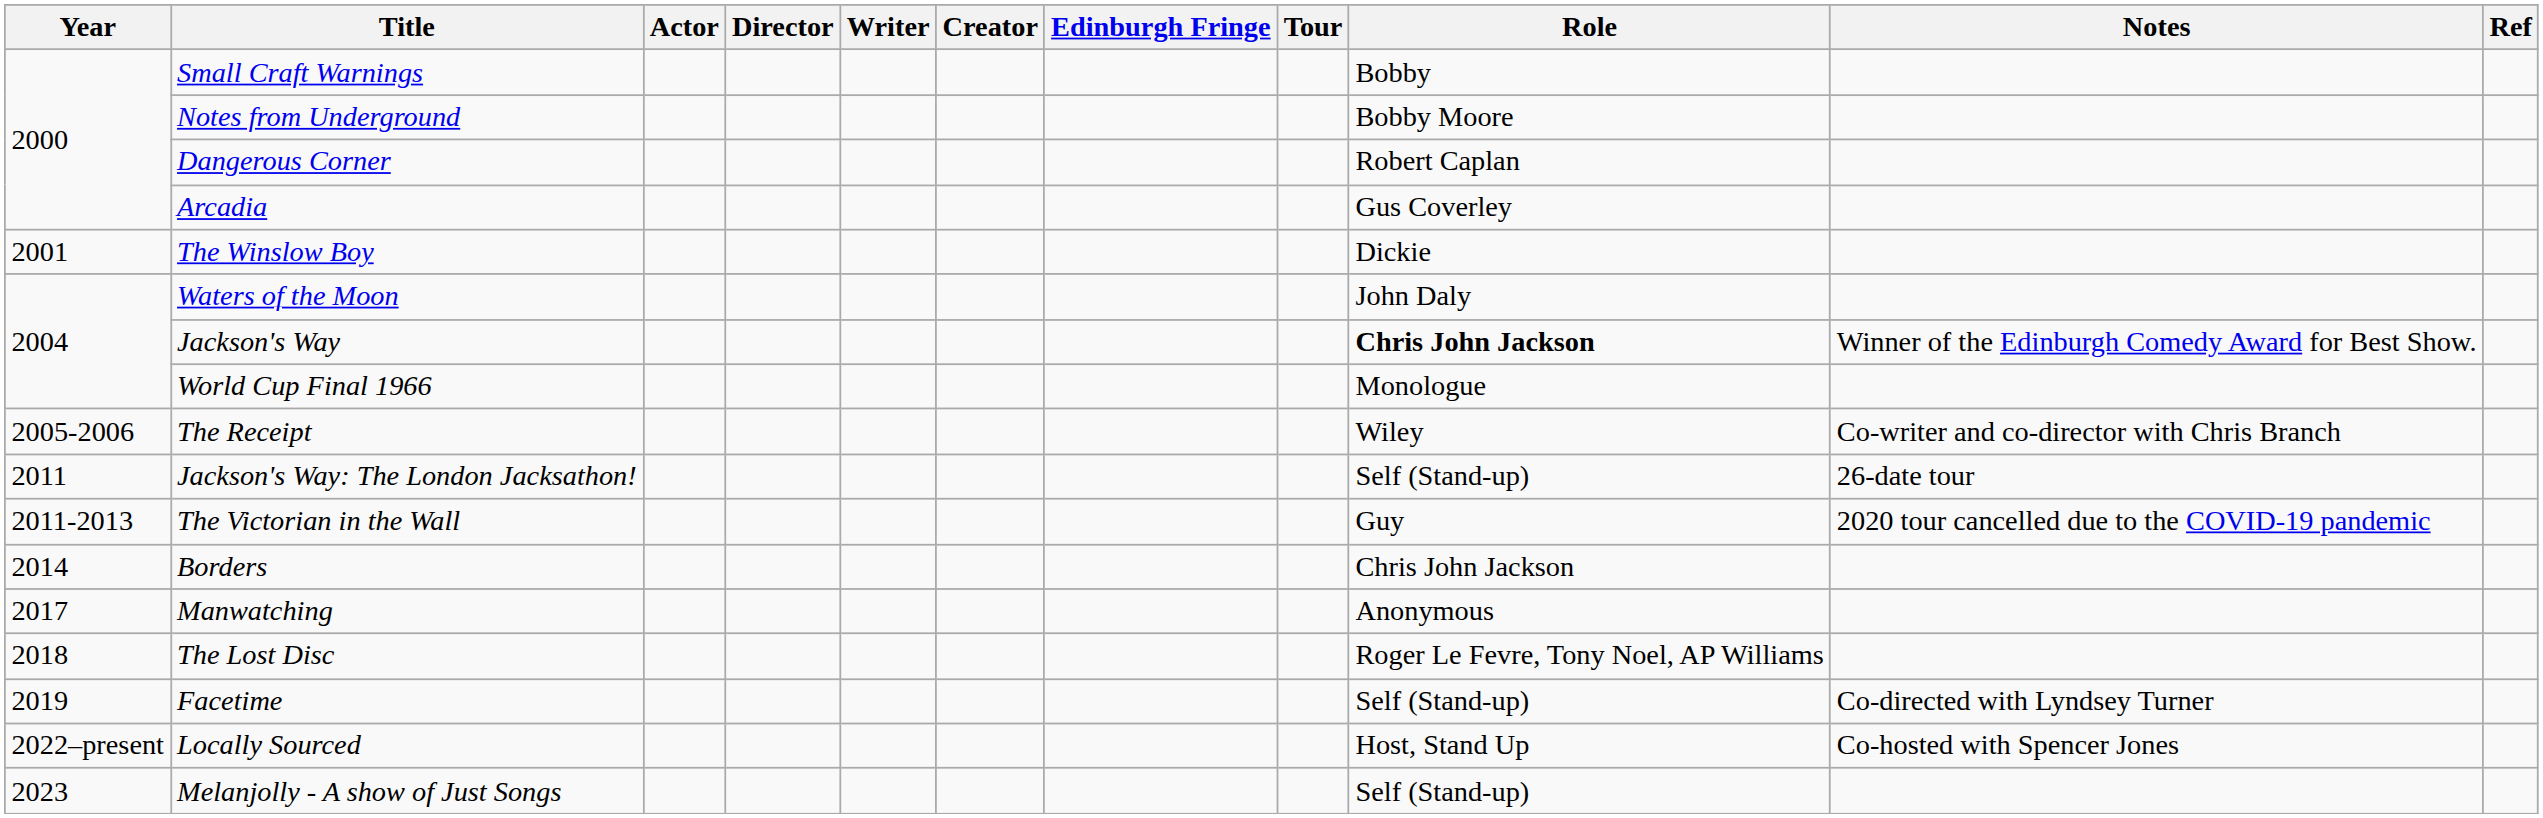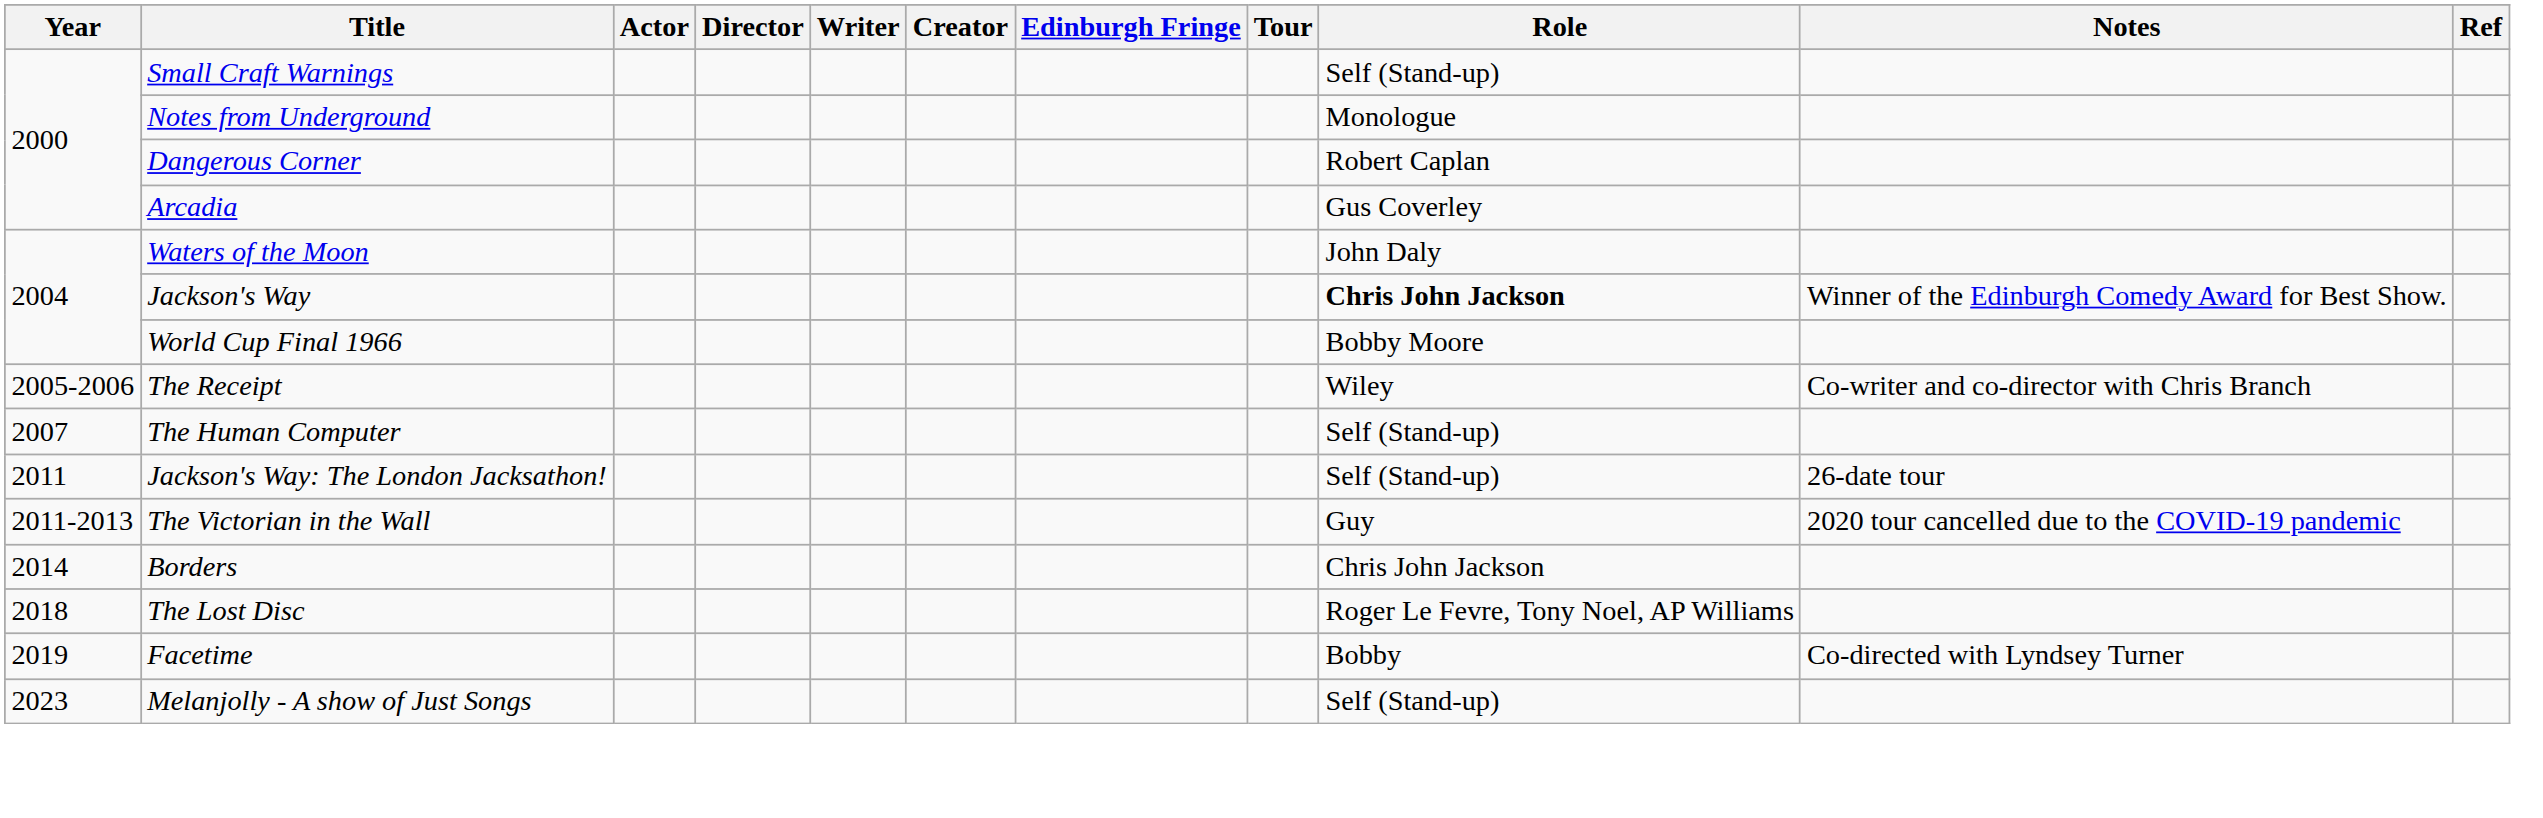(1393, 71) Bobby -> (1413, 71) Self (Stand-up)
(1435, 116) Bobby Moore -> (1391, 116) Monologue
- row: (275, 251)
(1421, 386) Monologue -> (1405, 341) Bobby Moore
+ row: (274, 431)
- row: (255, 610)
(1442, 700) Self (Stand-up) -> (1363, 655) Bobby
- row: (269, 745)
